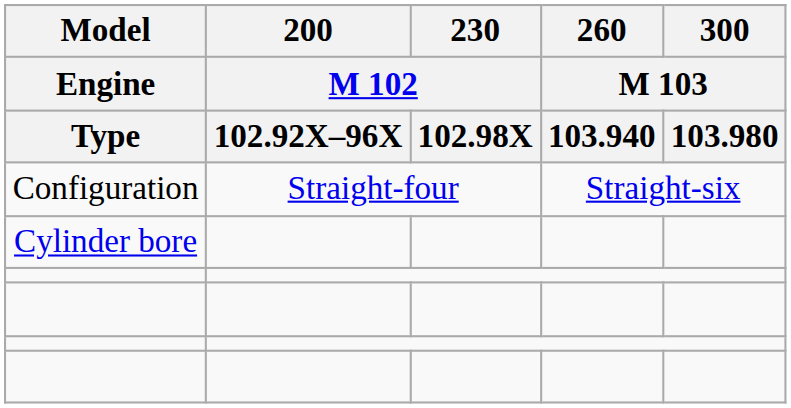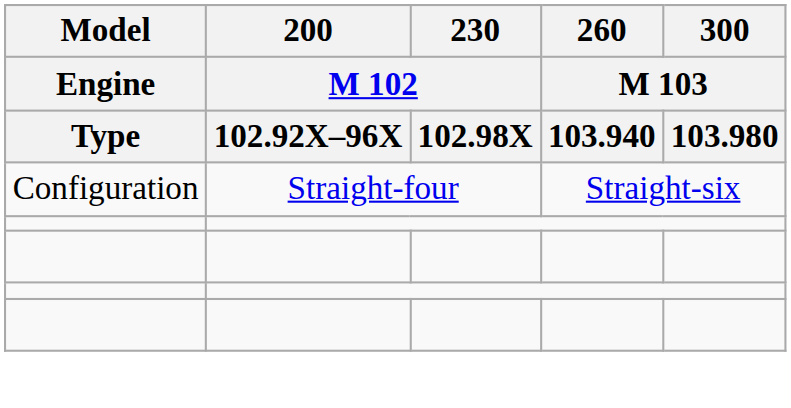- row: (106, 240)
